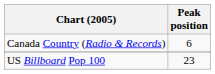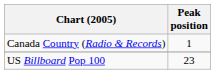(189, 43) 6 -> (189, 43) 1
